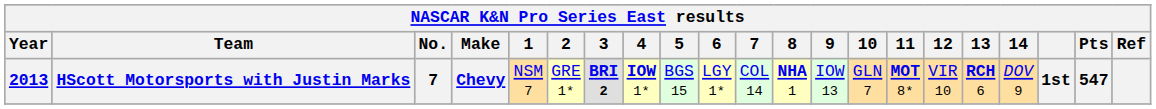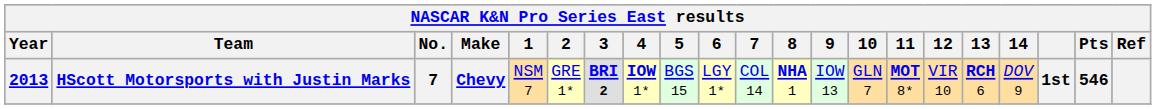(1094, 81) 547 -> (1094, 81) 546
